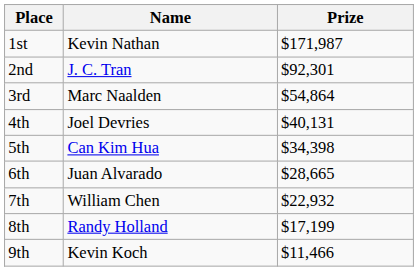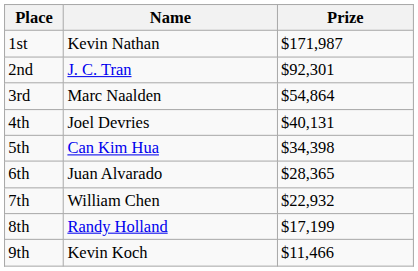(308, 174) $28,665 -> (308, 174) $28,365
